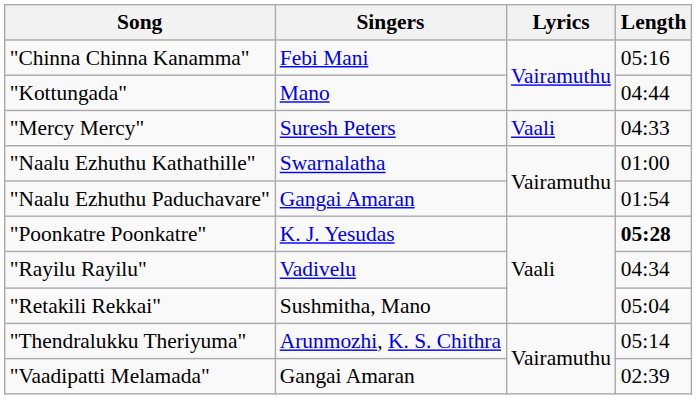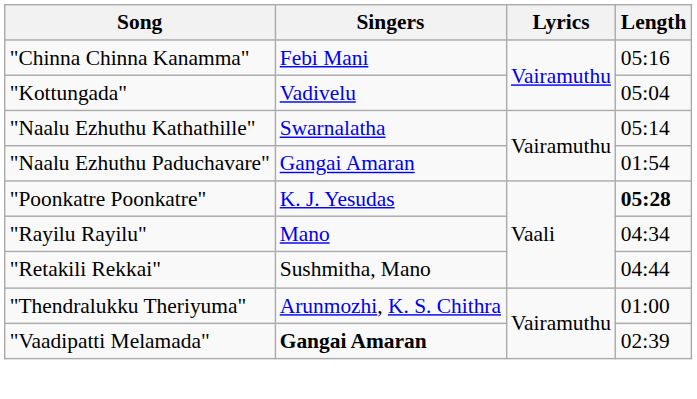(305, 93) Mano -> (318, 93) Vadivelu
(645, 93) 04:44 -> (645, 93) 05:04
- row: (77, 128)
(645, 163) 01:00 -> (645, 128) 05:14
(318, 269) Vadivelu -> (305, 234) Mano
(645, 305) 05:04 -> (645, 269) 04:44
(645, 340) 05:14 -> (645, 305) 01:00
(347, 375) normal -> (353, 340) bold
